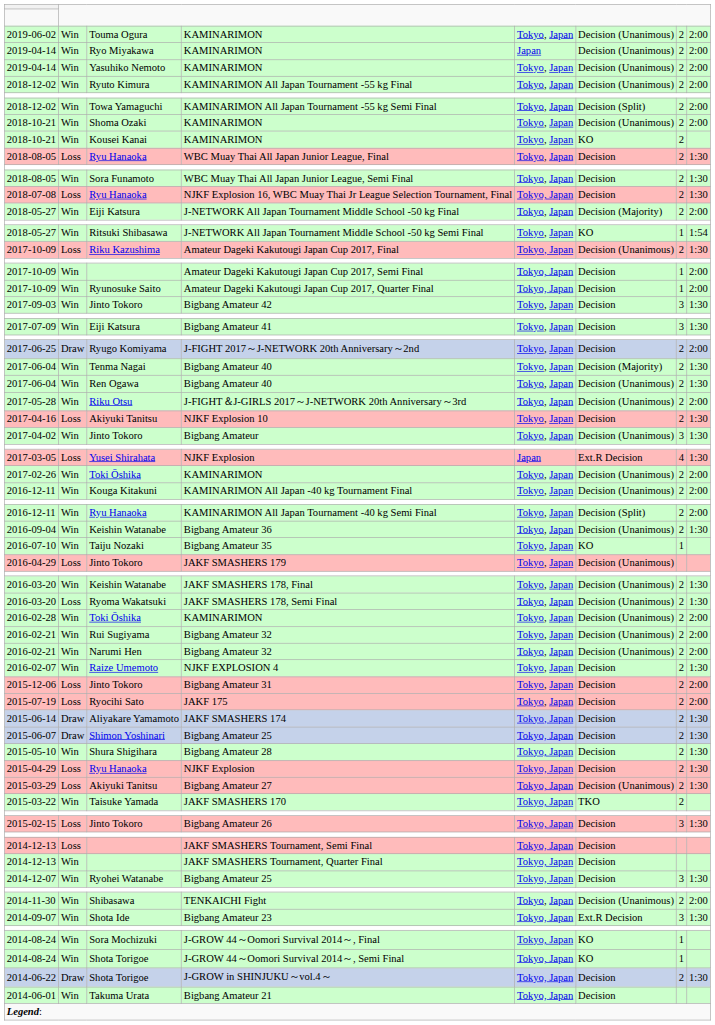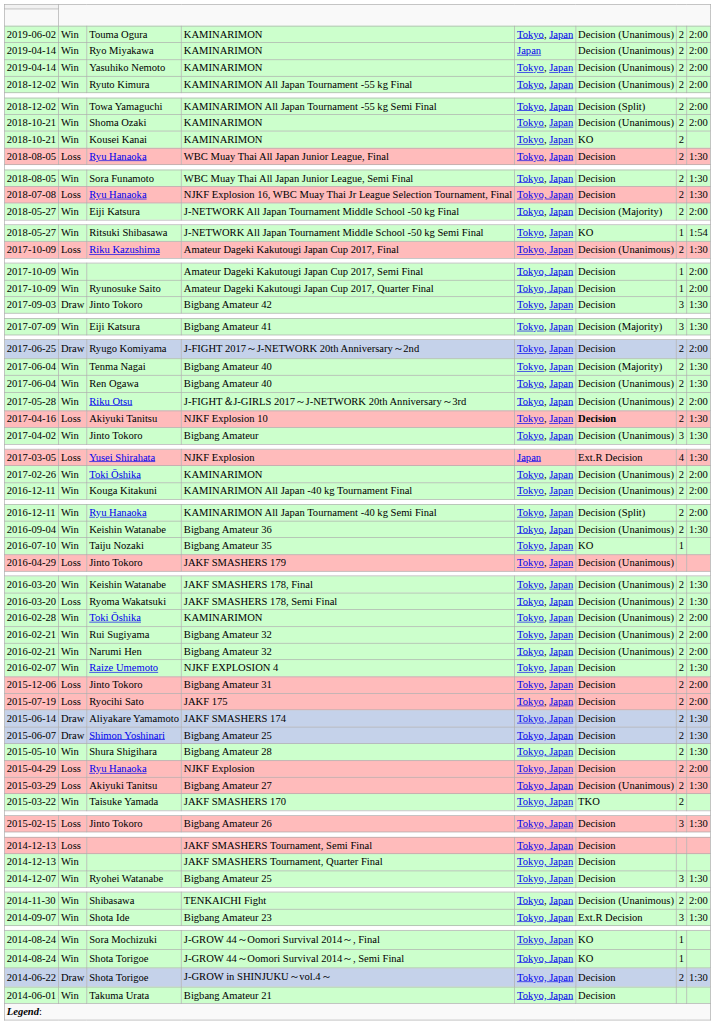(70, 305) Win -> (73, 305) Draw
(597, 326) Decision -> (620, 326) Decision (Majority)
(597, 419) normal -> (597, 419) bold
(698, 768) 1:30 -> (698, 768) 2:00
